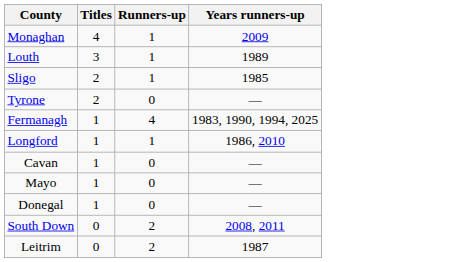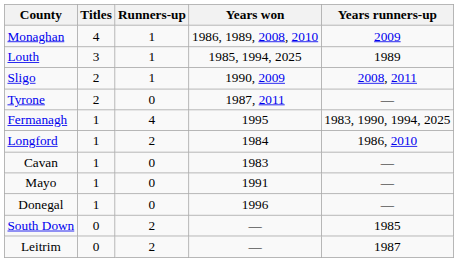+ column: (255, 15)
(255, 78) 1985 -> (387, 78) 2008, 2011
(152, 141) 1 -> (152, 141) 2
(255, 225) 2008, 2011 -> (387, 225) 1985
